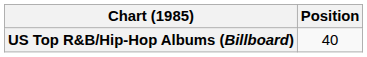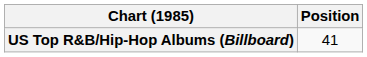(330, 39) 40 -> (330, 39) 41
